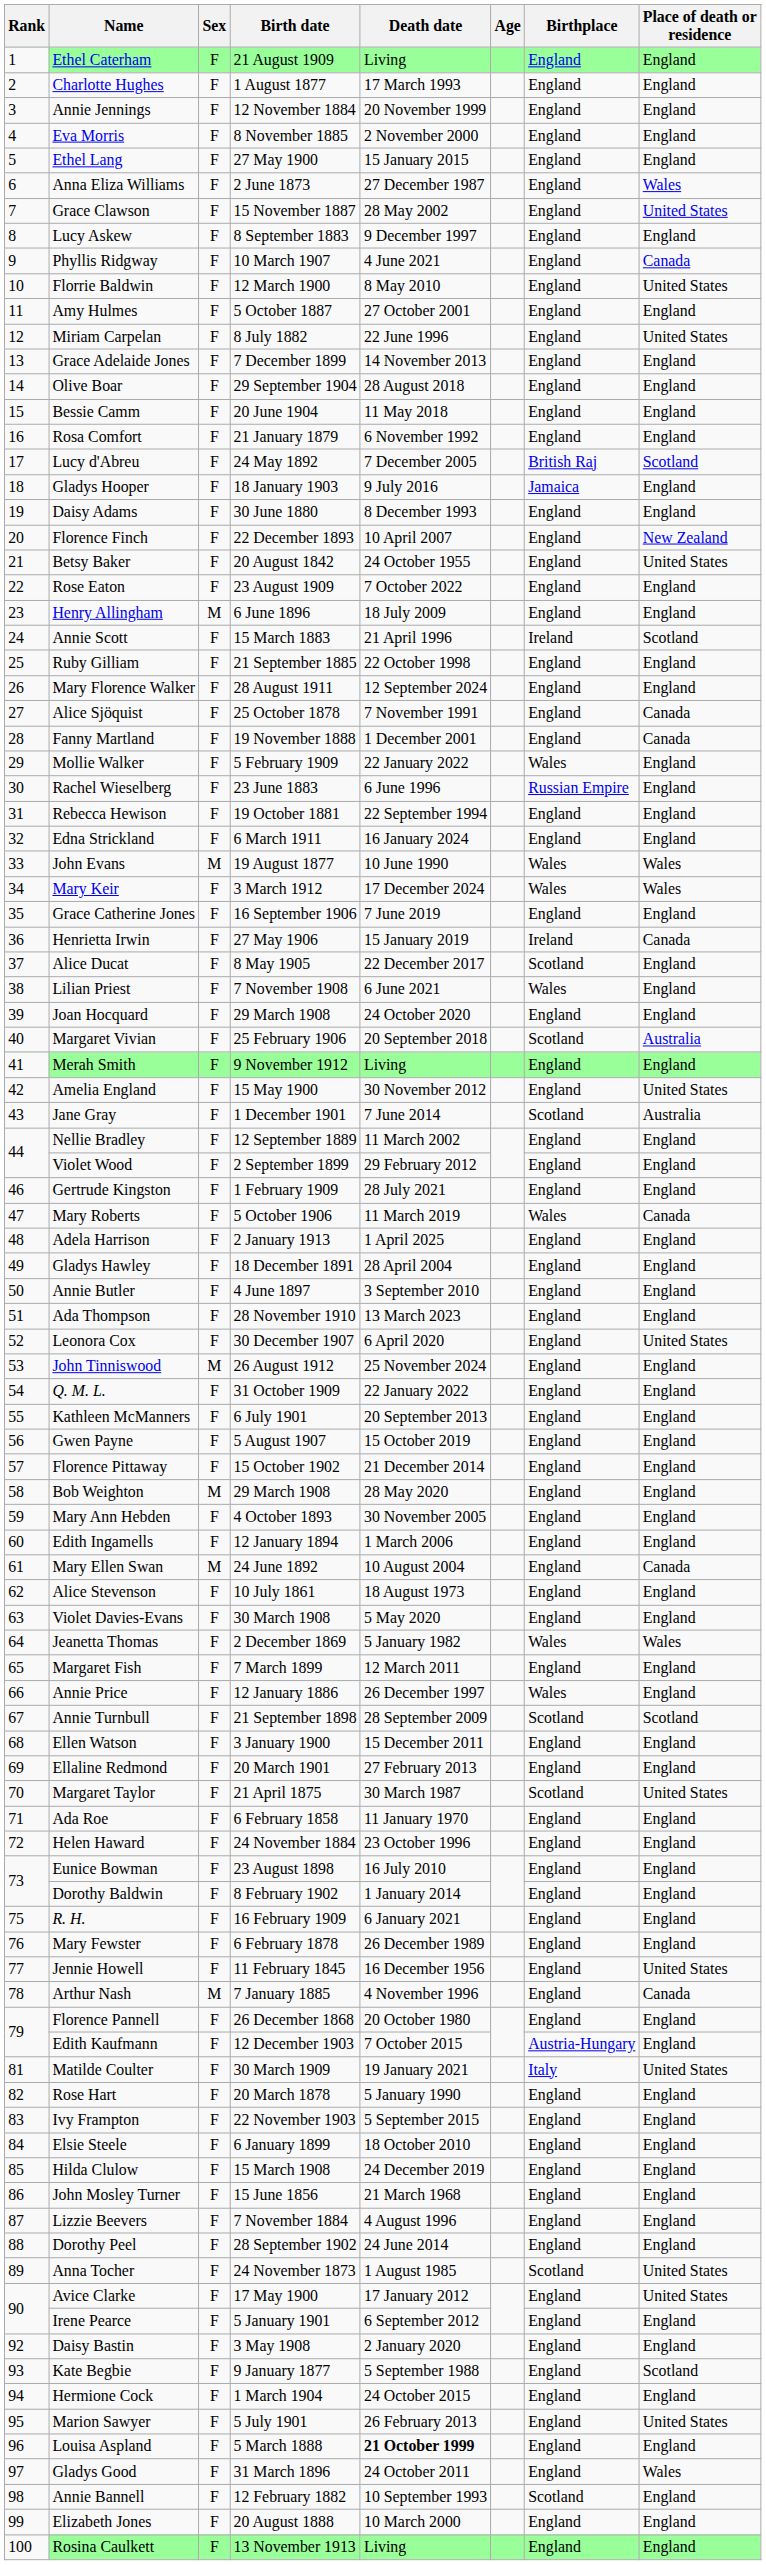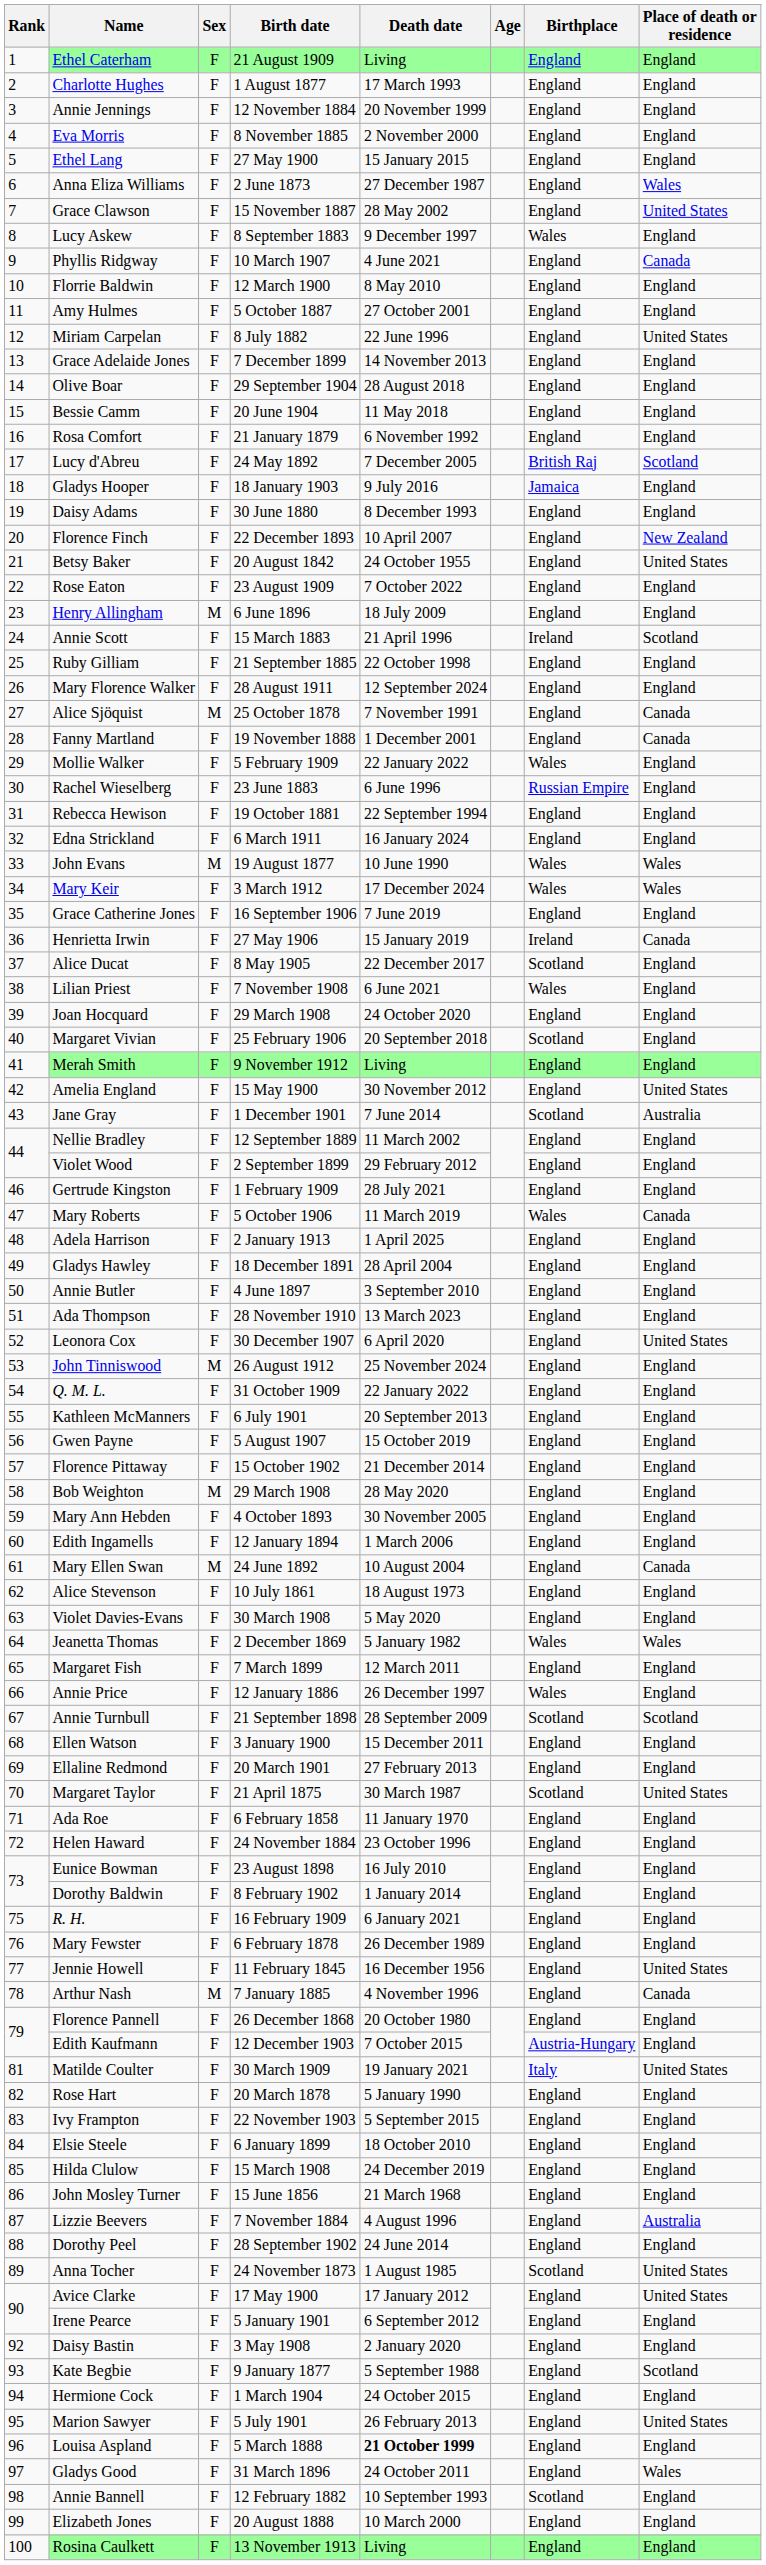(555, 235) England -> (547, 235) Wales
(685, 286) United States -> (669, 286) England
(214, 713) F -> (214, 713) M
(672, 1039) Australia -> (669, 1039) England
(669, 2220) England -> (672, 2220) Australia
